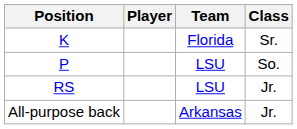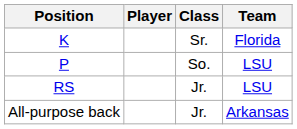columns swapped: (269, 16) <-> (210, 16)
